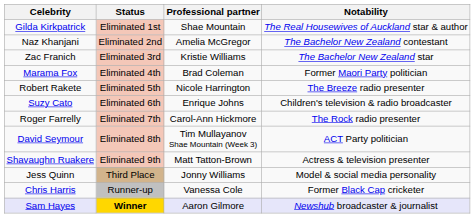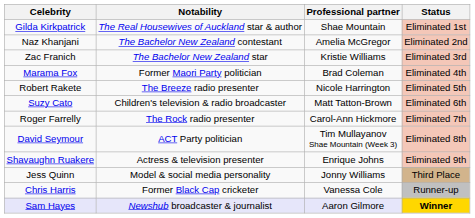columns swapped: (366, 12) <-> (130, 12)
(213, 103) Enrique Johns -> (353, 103) Matt Tatton-Brown
(213, 159) Matt Tatton-Brown -> (353, 159) Enrique Johns
